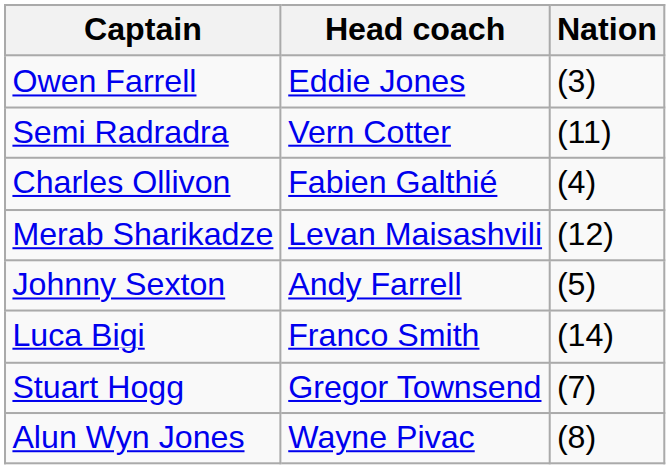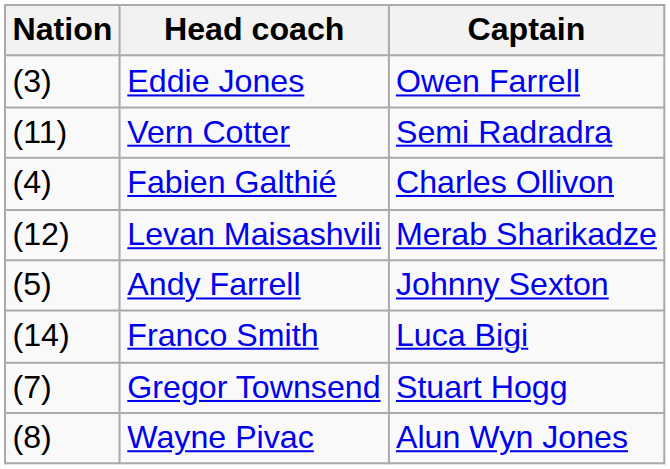columns swapped: (607, 30) <-> (143, 30)
